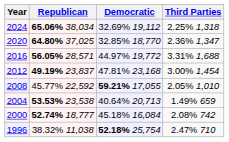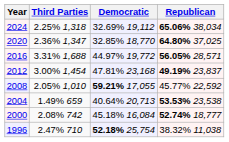columns swapped: (63, 12) <-> (193, 12)
